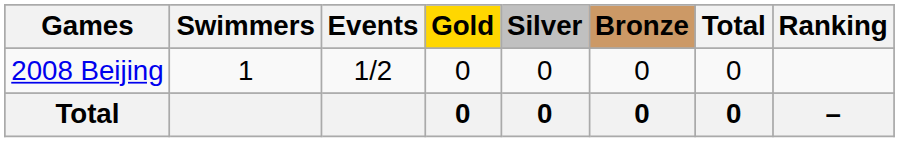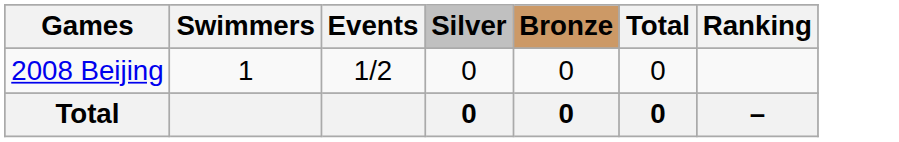- column: (463, 26)
